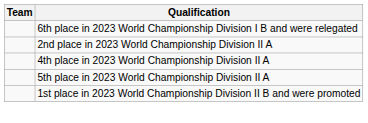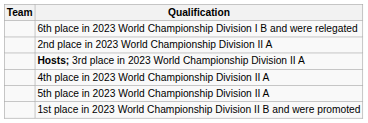+ row: (171, 61)
